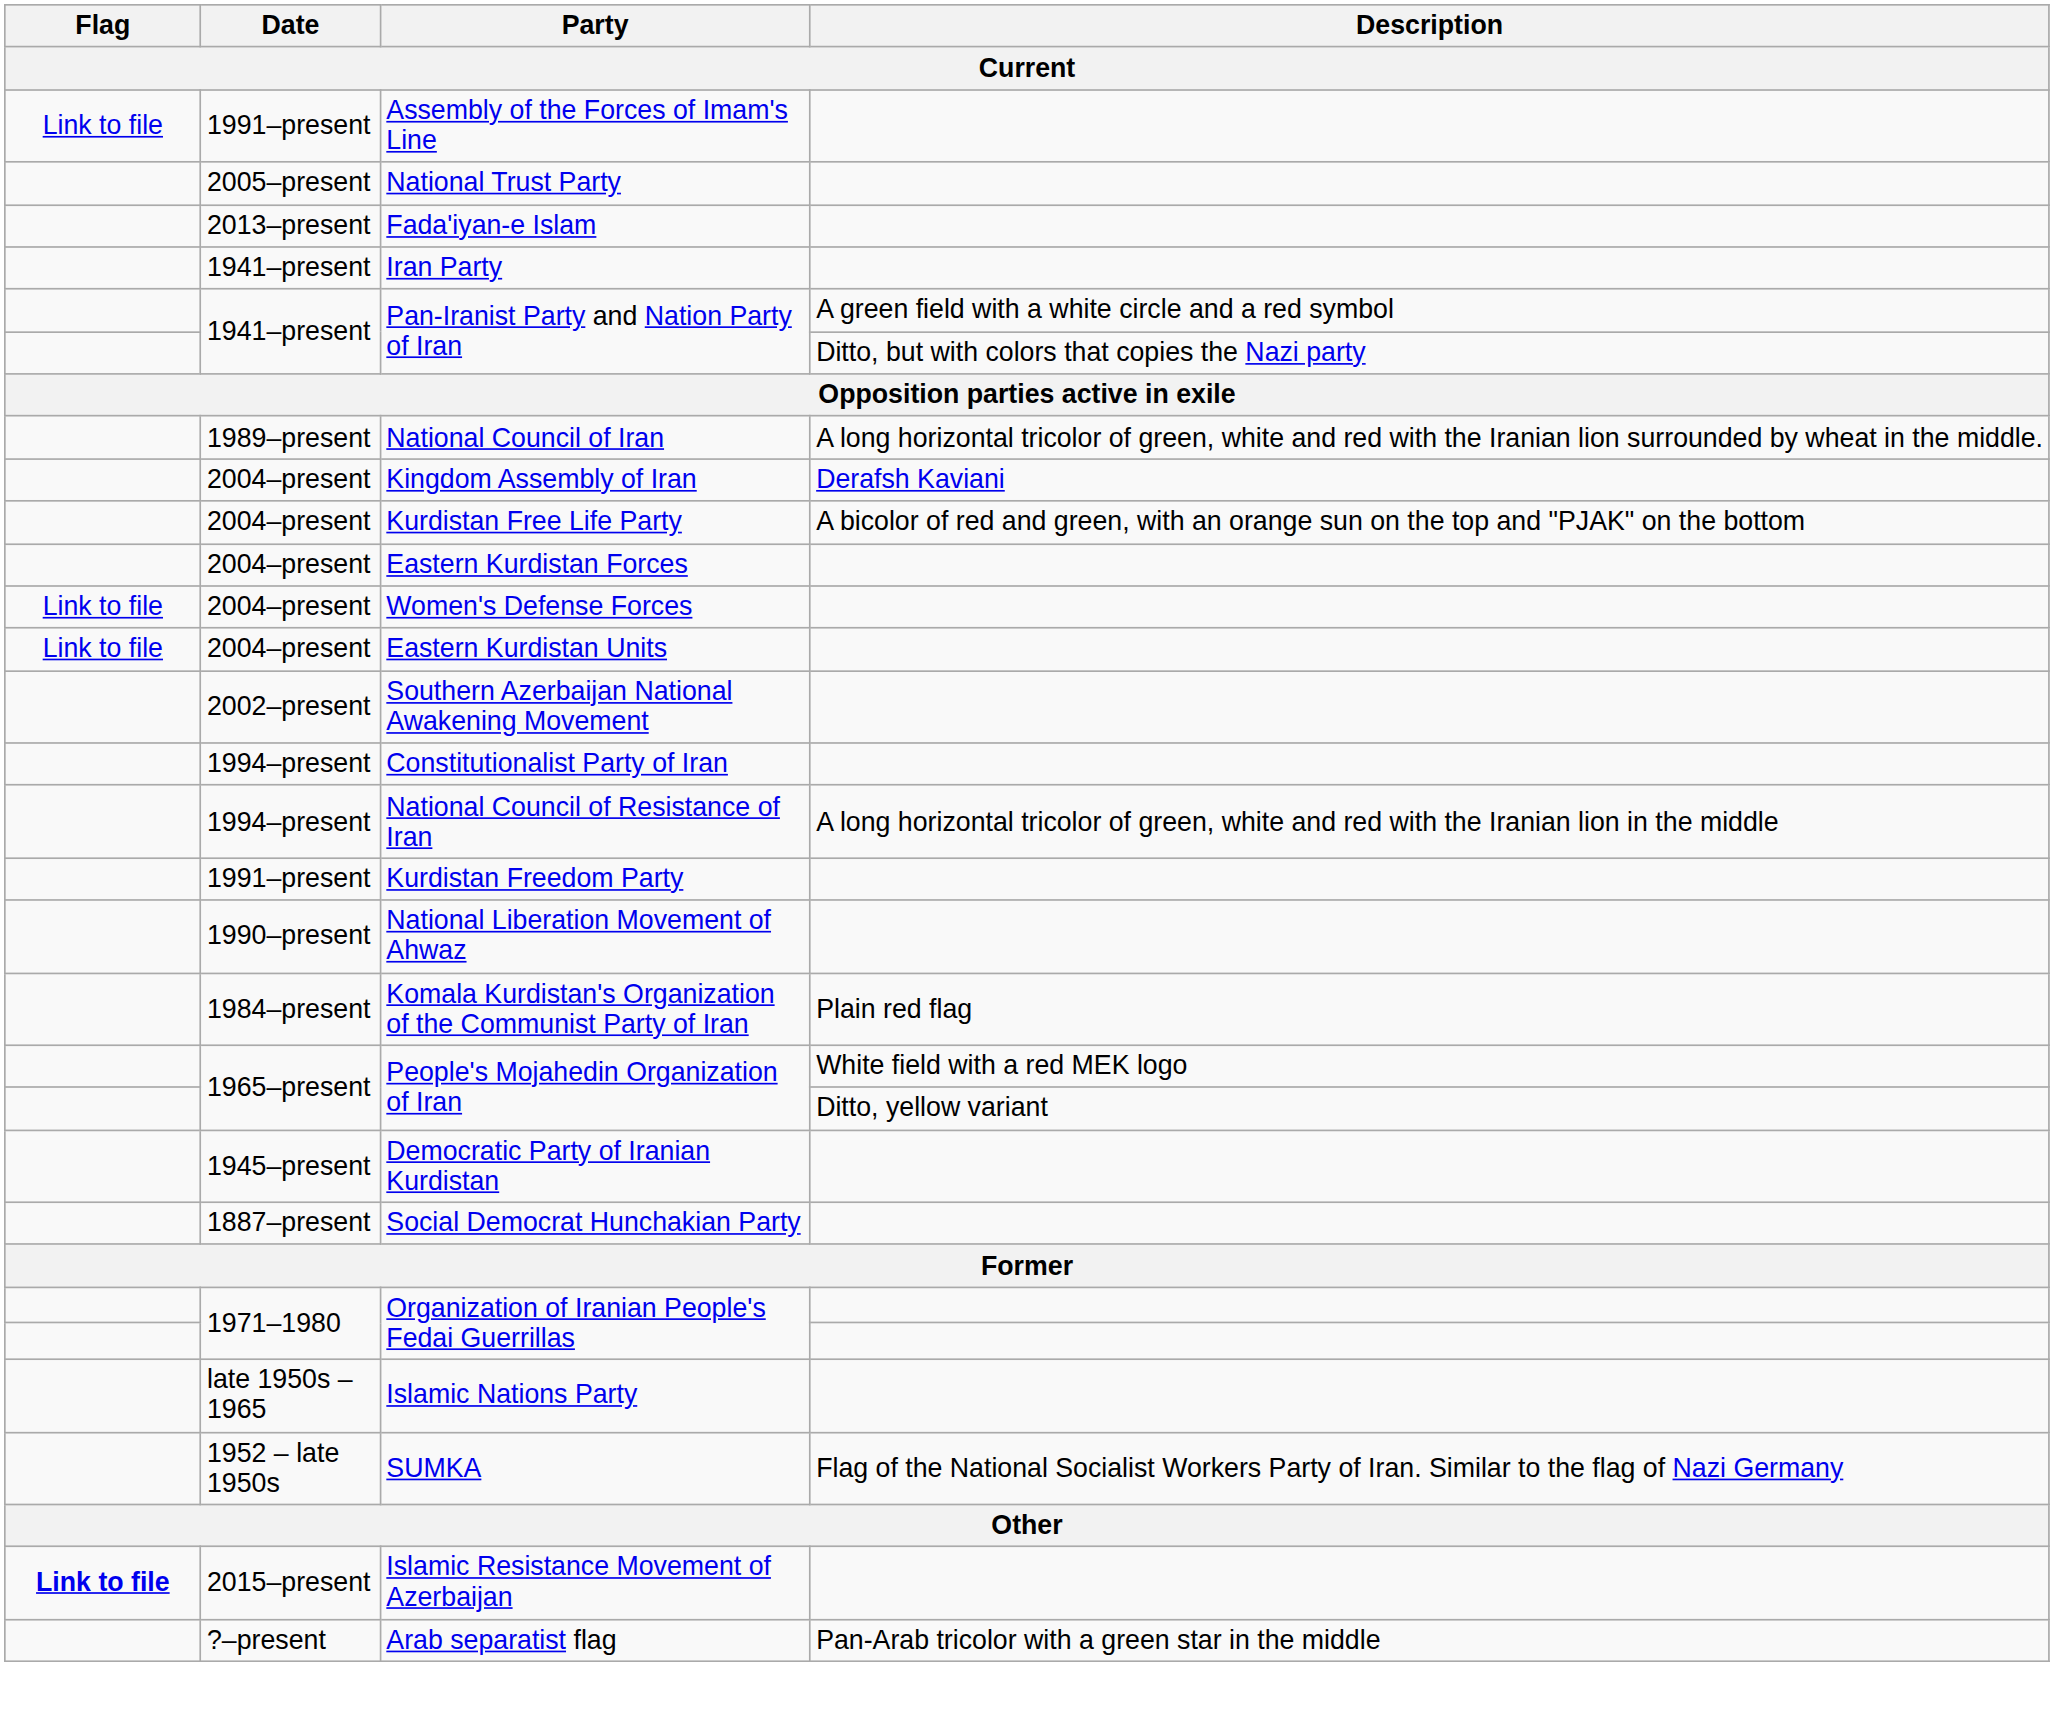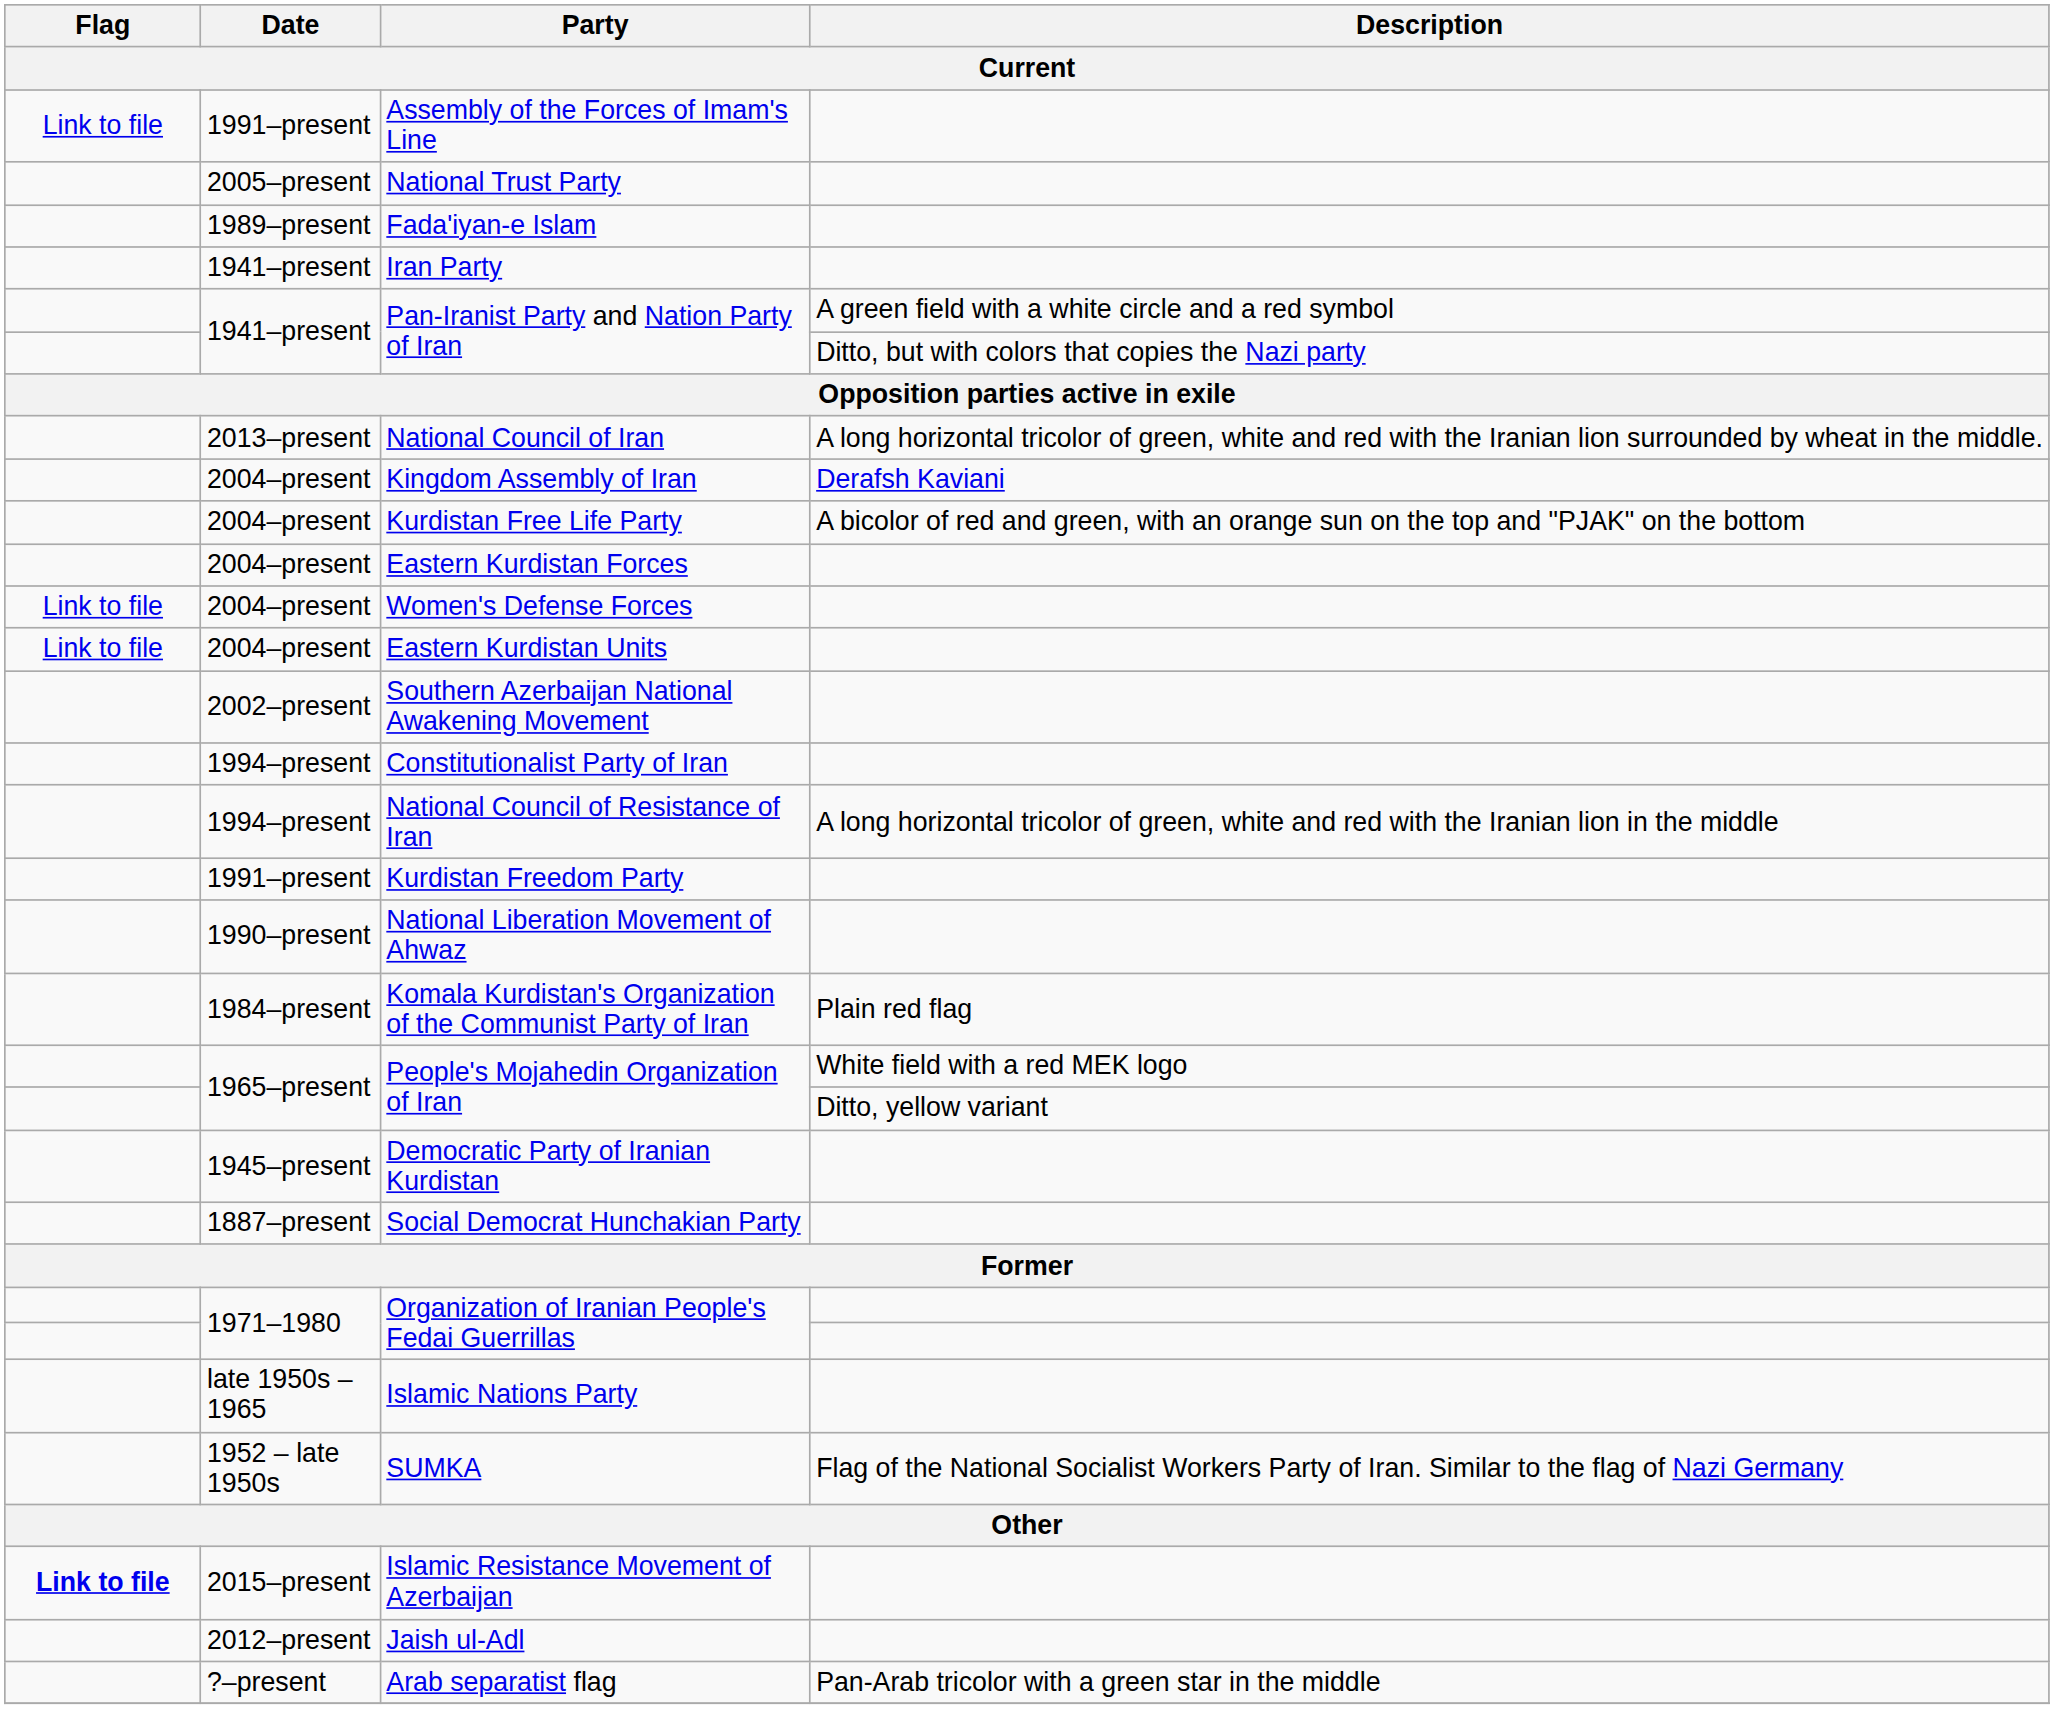(289, 225) 2013–present -> (289, 225) 1989–present
(289, 437) 1989–present -> (289, 437) 2013–present
+ row: (455, 1639)
